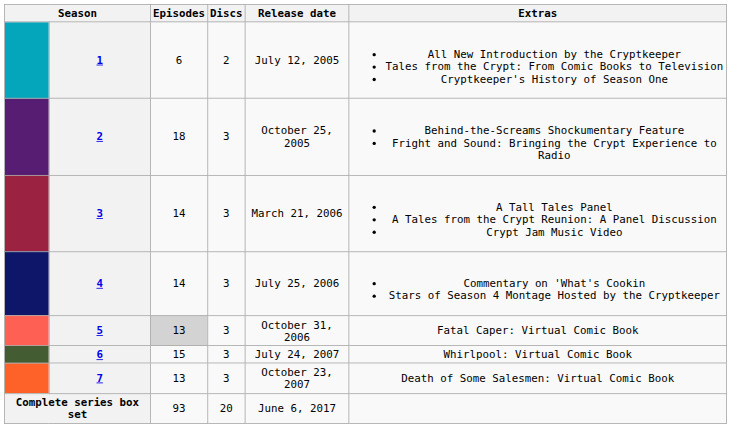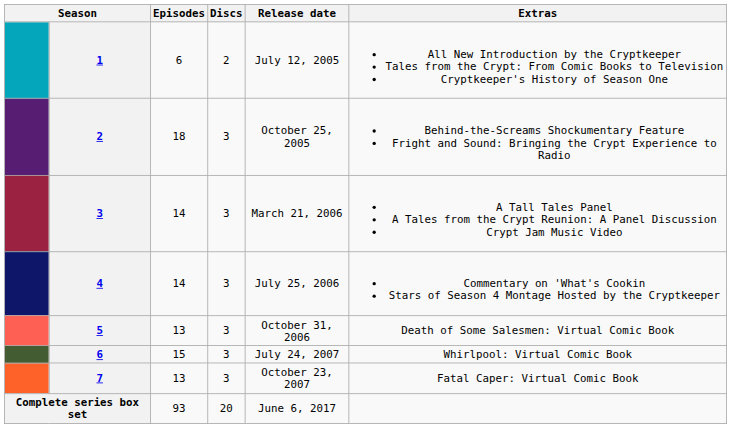(179, 331) lightgrey background -> (179, 331) no background
(538, 331) Fatal Caper: Virtual Comic Book -> (538, 331) Death of Some Salesmen: Virtual Comic Book
(538, 378) Death of Some Salesmen: Virtual Comic Book -> (538, 378) Fatal Caper: Virtual Comic Book
